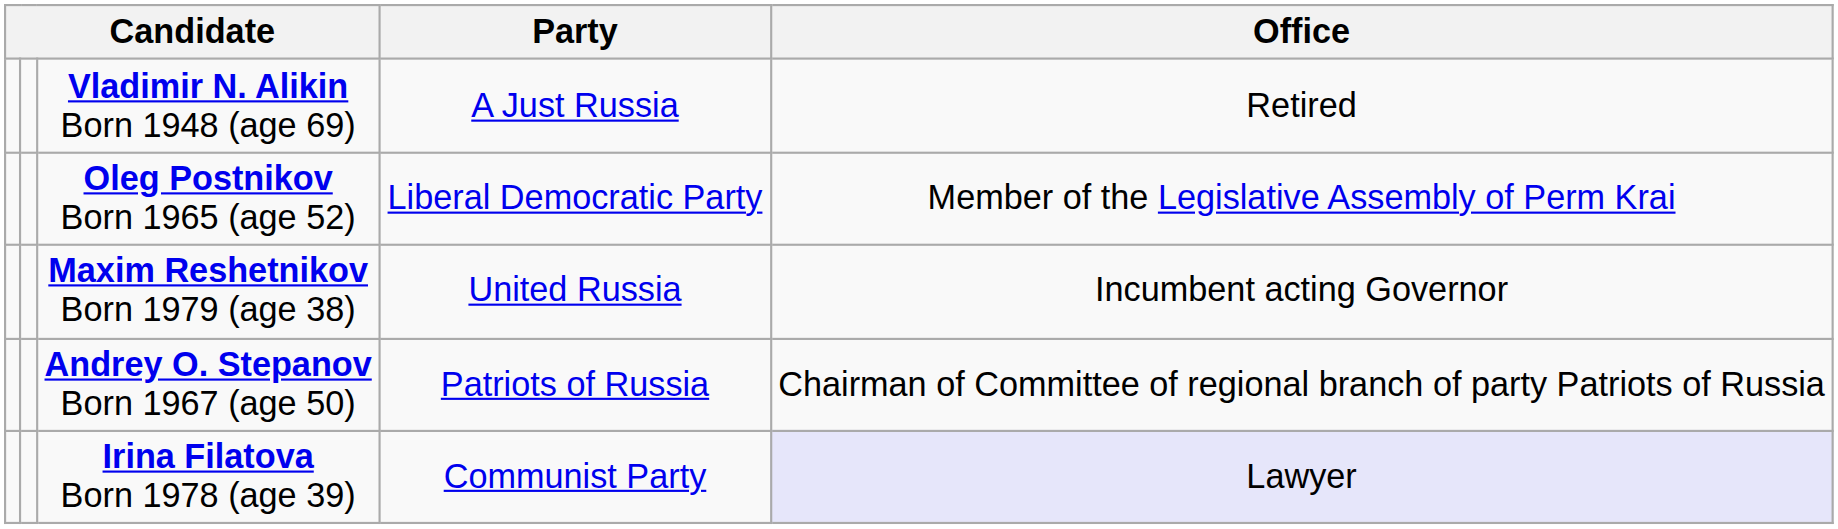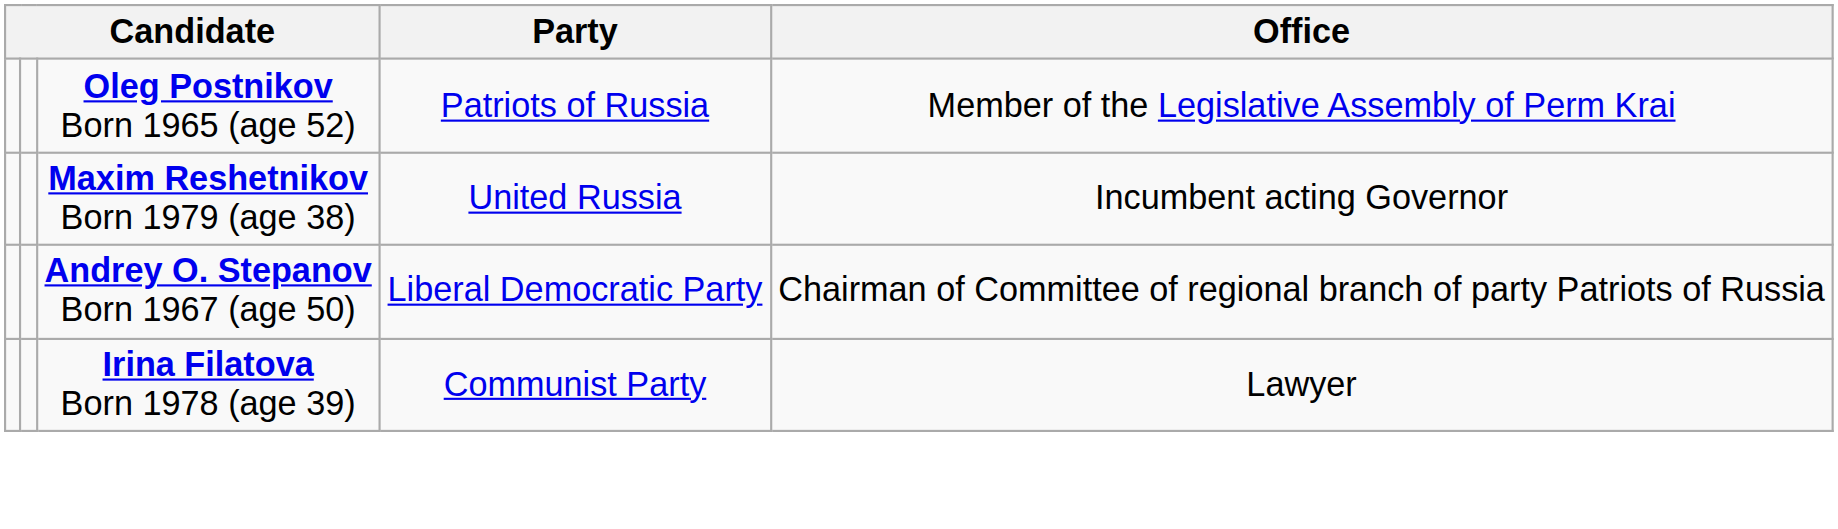- row: (208, 105)
(575, 198) Liberal Democratic Party -> (575, 105) Patriots of Russia
(575, 383) Patriots of Russia -> (575, 290) Liberal Democratic Party
(1302, 476) lavender background -> (1302, 383) no background
